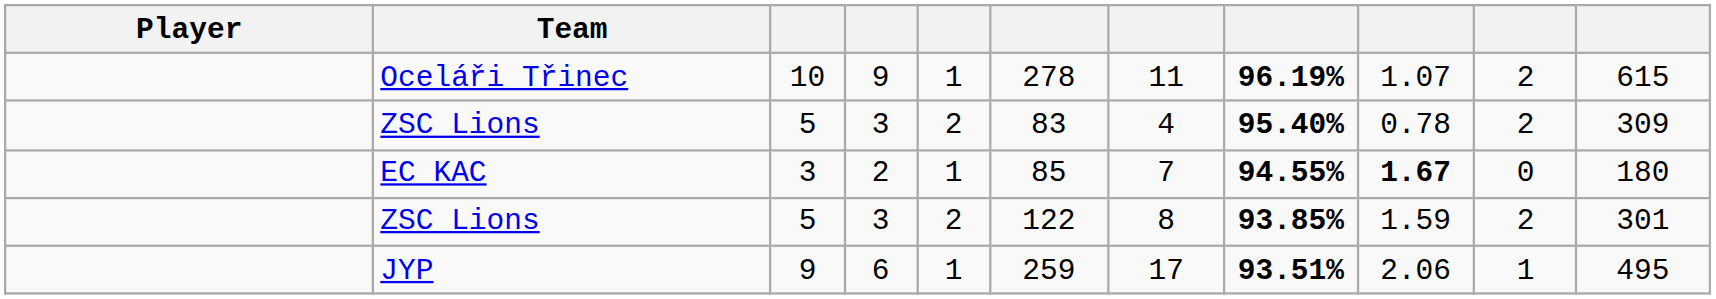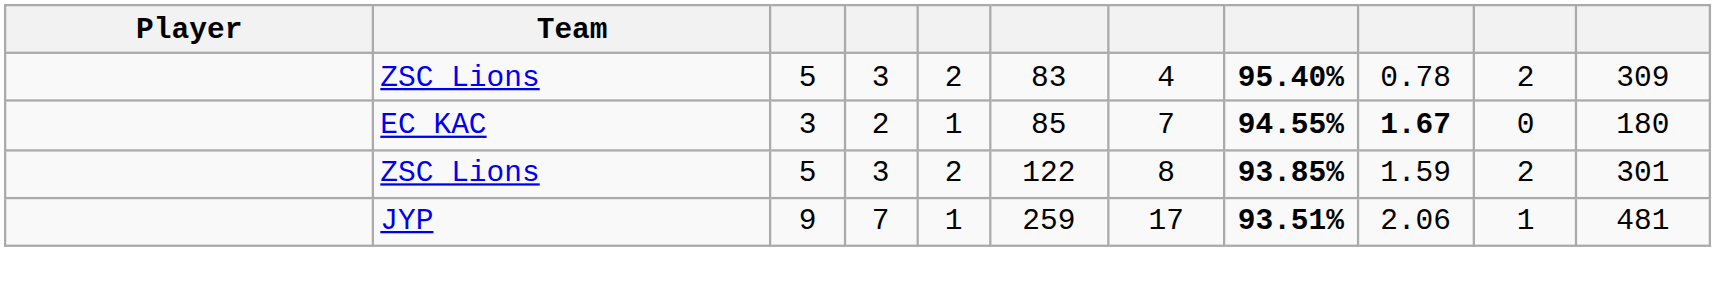- row: (504, 77)
(881, 270) 6 -> (881, 222) 7
(1643, 270) 495 -> (1643, 222) 481
